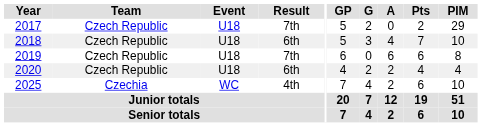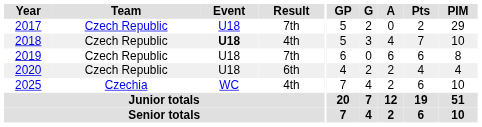(229, 41) normal -> (229, 41) bold
(291, 41) 6th -> (291, 41) 4th
